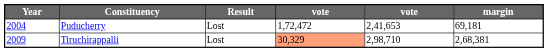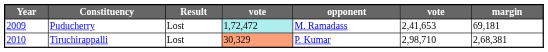+ column: (347, 12)
(16, 26) 2004 -> (16, 26) 2009
(295, 26) no background -> (241, 26) paleturquoise background
(16, 40) 2009 -> (16, 40) 2010
